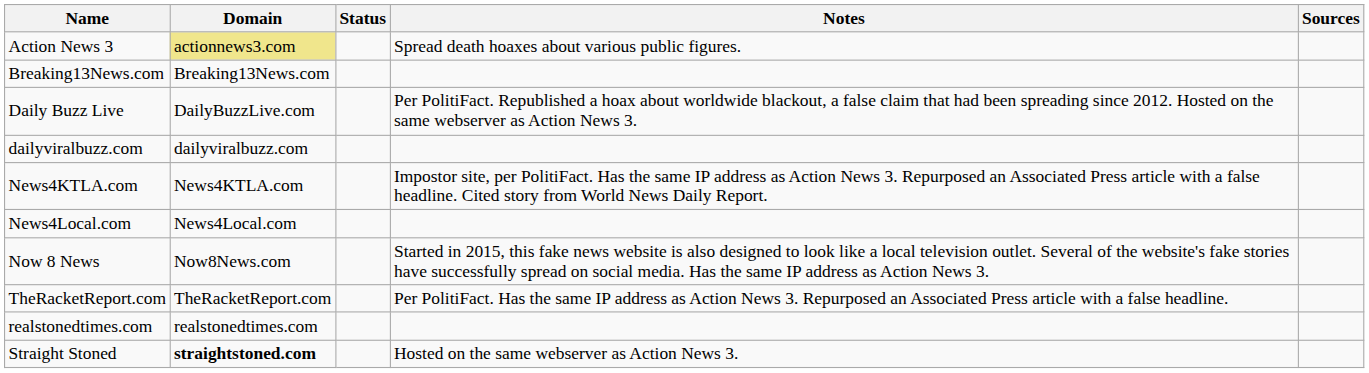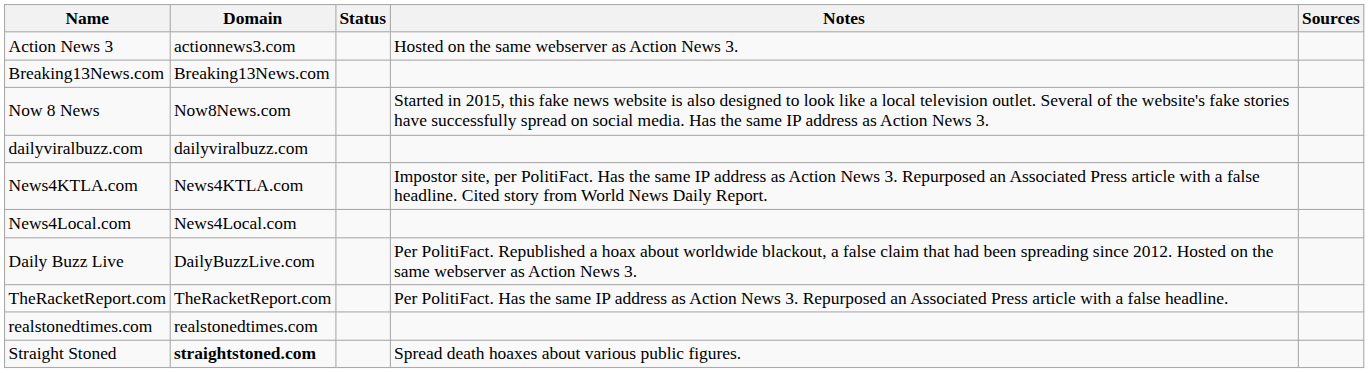(235, 45) khaki background -> (235, 45) no background
(568, 45) Spread death hoaxes about various public figures. -> (566, 45) Hosted on the same webserver as Action News 3.
rows swapped: (66, 111) <-> (54, 260)
(566, 353) Hosted on the same webserver as Action News 3. -> (568, 353) Spread death hoaxes about various public figures.
